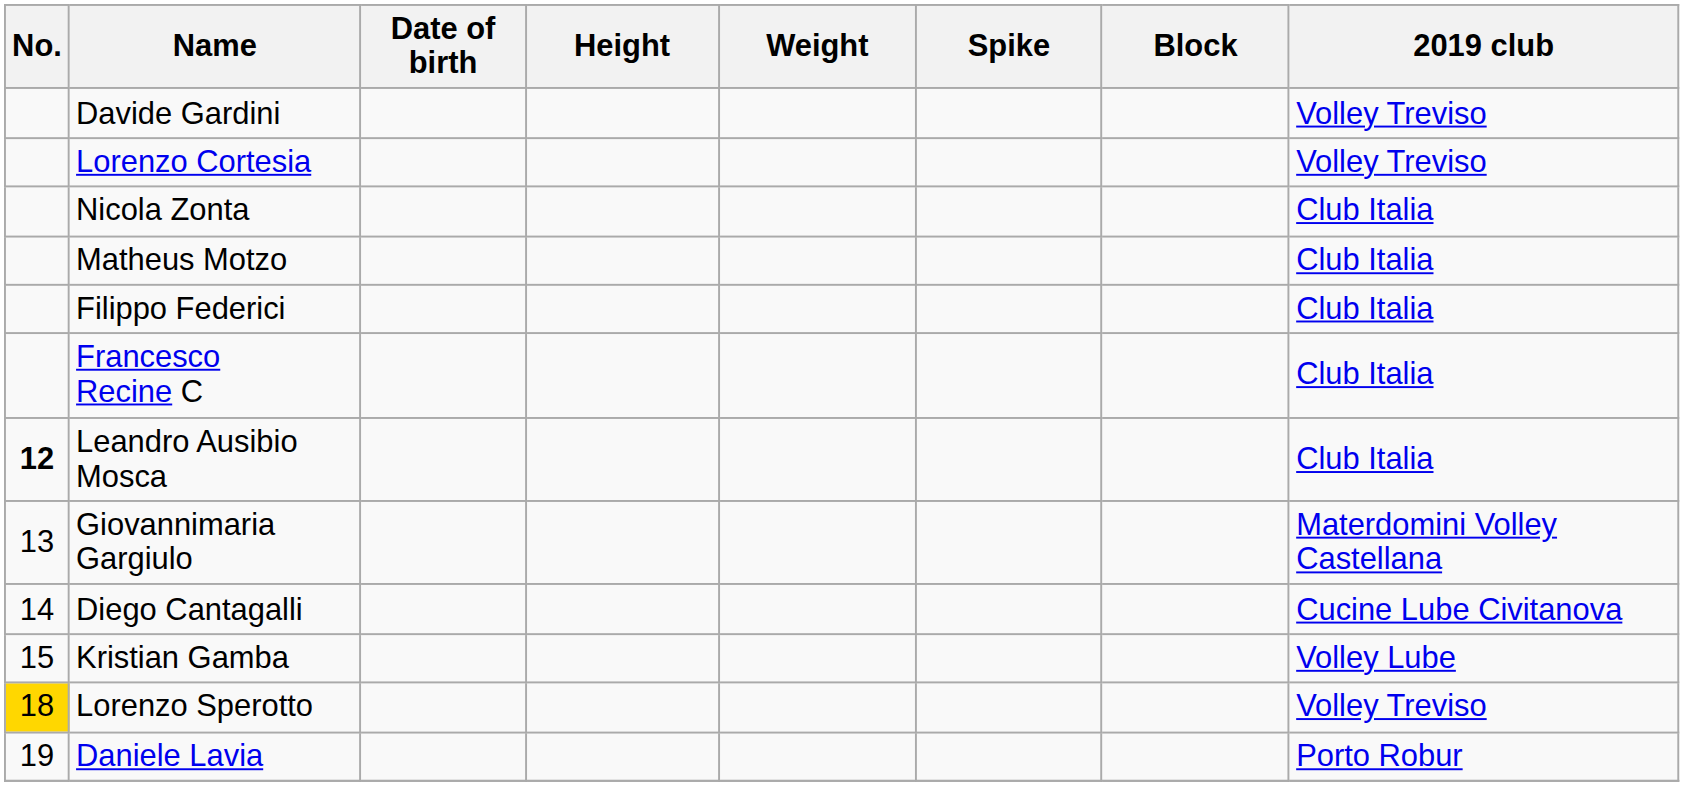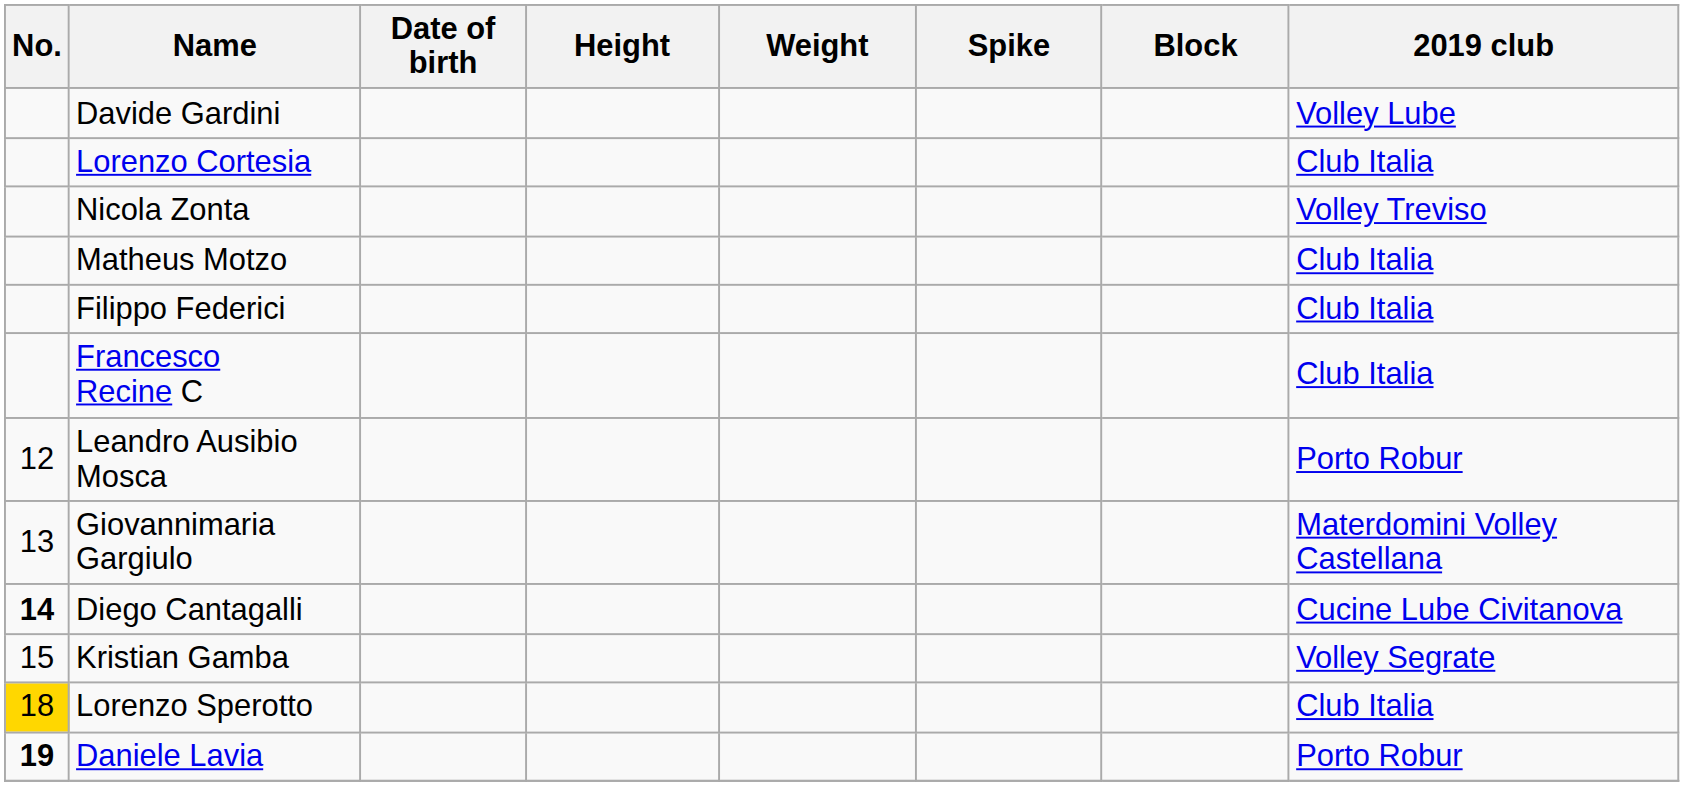(1391, 112) Volley Treviso -> (1376, 112) Volley Lube
(1391, 161) Volley Treviso -> (1365, 161) Club Italia
(1365, 210) Club Italia -> (1391, 210) Volley Treviso
(37, 458) bold -> (37, 458) normal
(1365, 458) Club Italia -> (1379, 458) Porto Robur
(37, 608) normal -> (37, 608) bold
(1376, 657) Volley Lube -> (1396, 657) Volley Segrate
(1391, 706) Volley Treviso -> (1365, 706) Club Italia
(37, 755) normal -> (37, 755) bold
